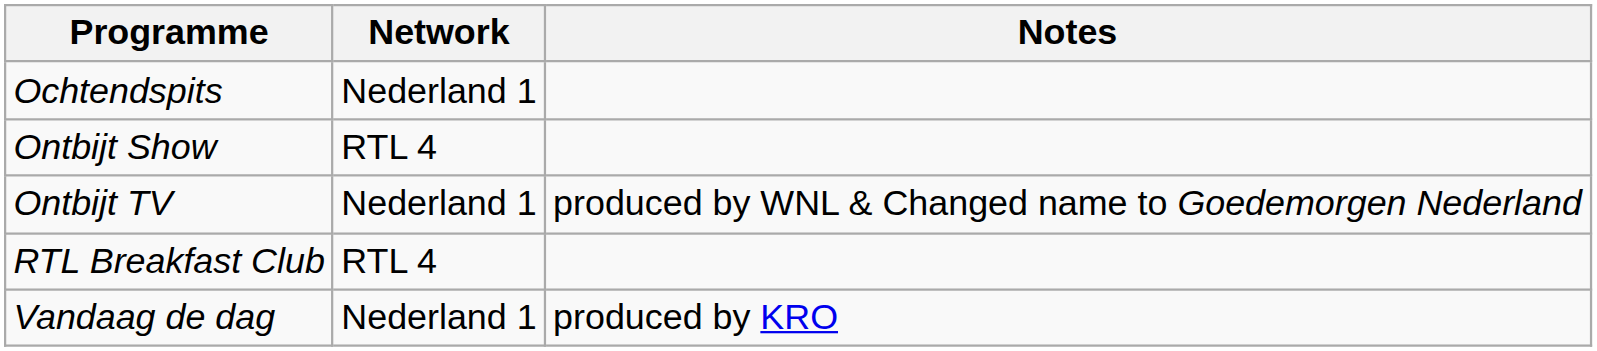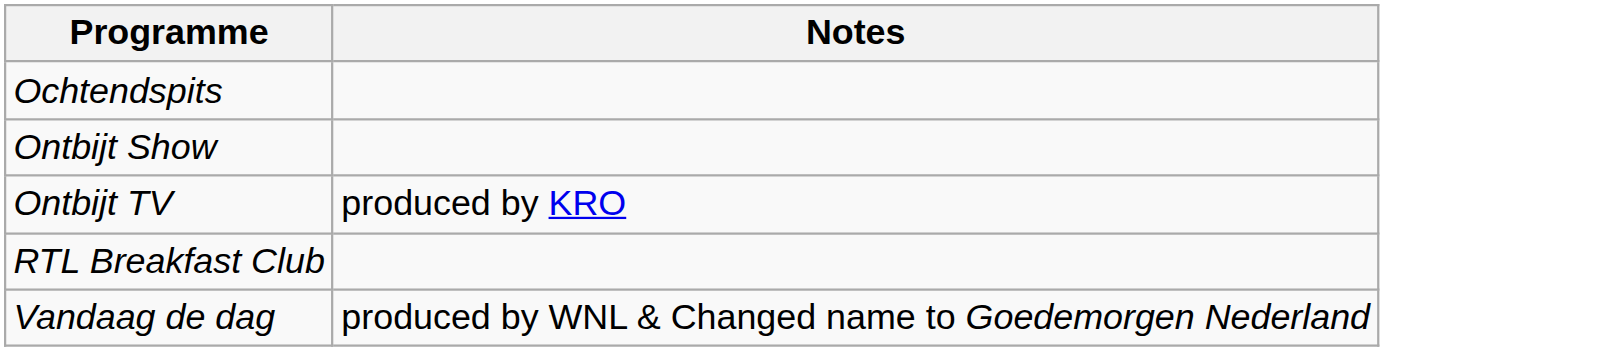- column: (439, 32)
(1067, 203) produced by WNL & Changed name to Goedemorgen Nederland -> (484, 203) produced by KRO
(696, 317) produced by KRO -> (856, 317) produced by WNL & Changed name to Goedemorgen Nederland
